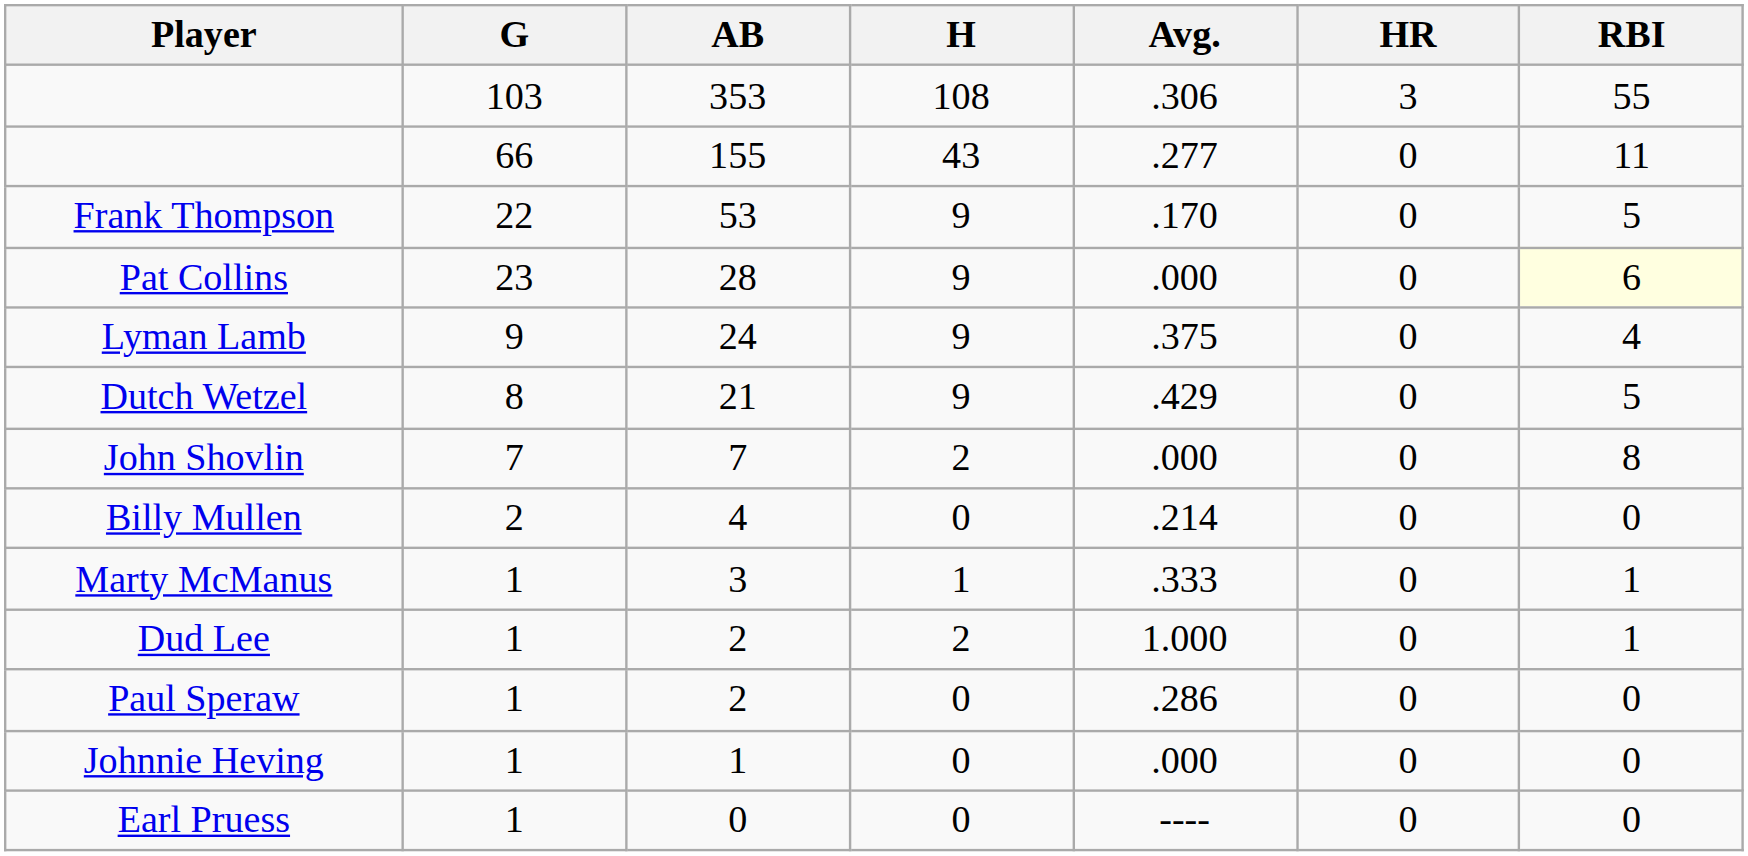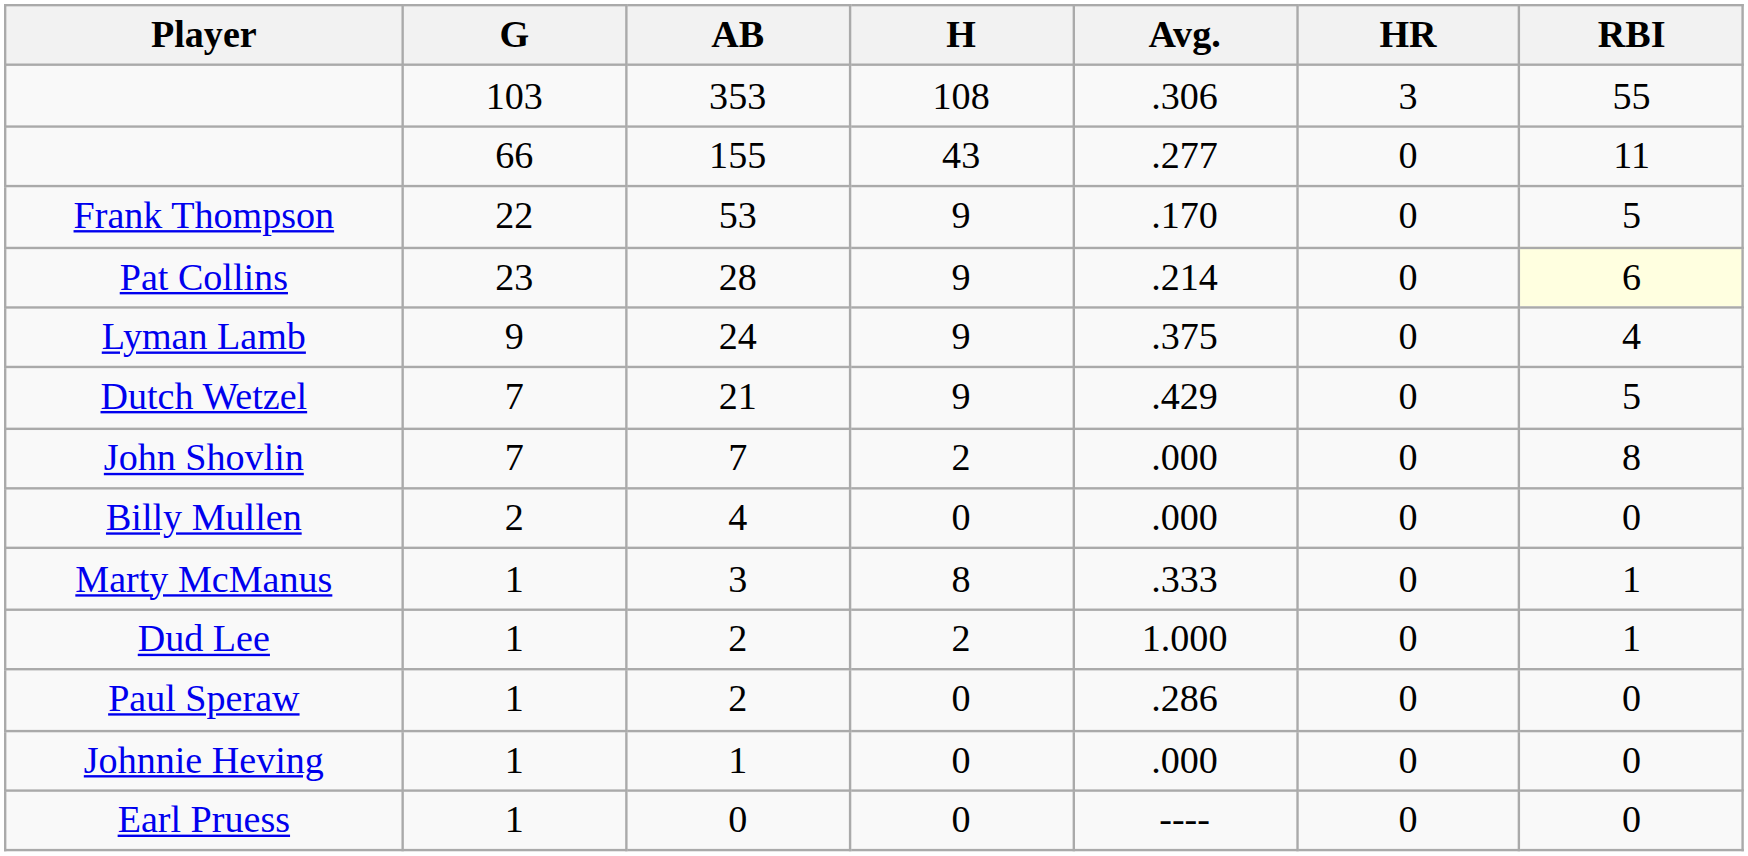(1185, 276) .000 -> (1185, 276) .214
(514, 397) 8 -> (514, 397) 7
(1185, 517) .214 -> (1185, 517) .000
(961, 578) 1 -> (961, 578) 8
